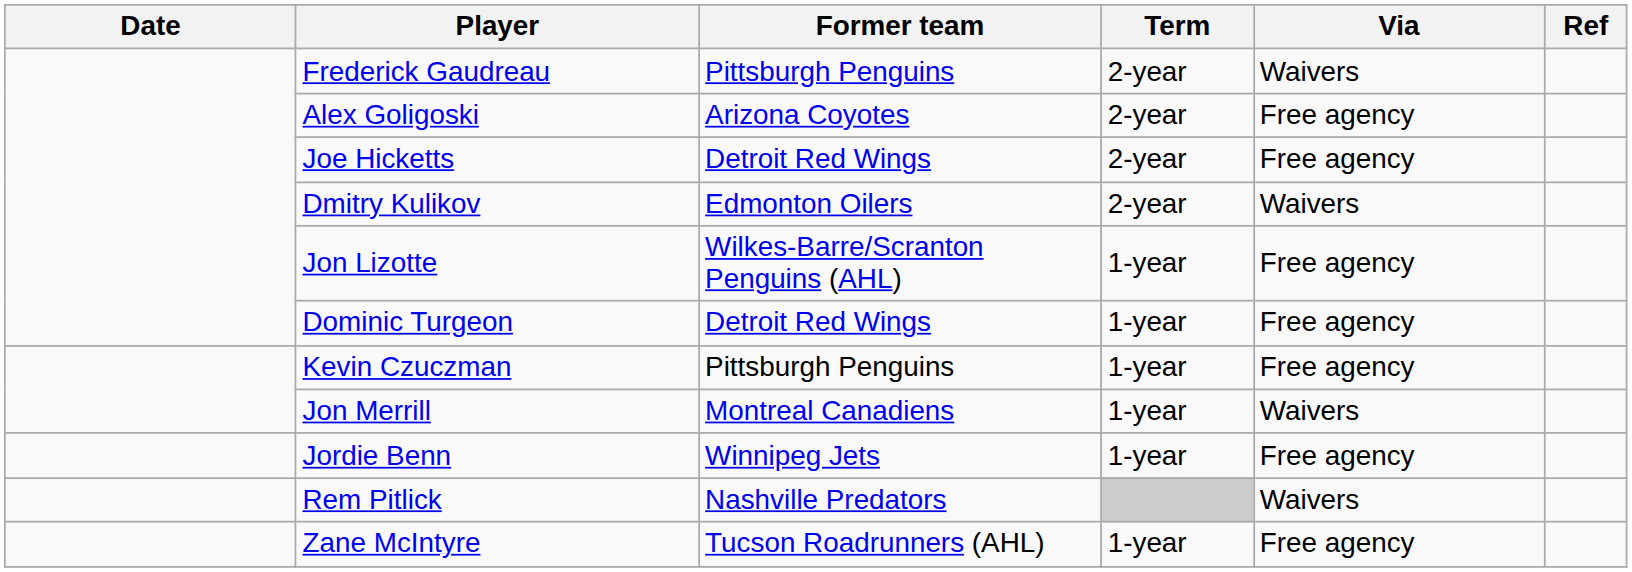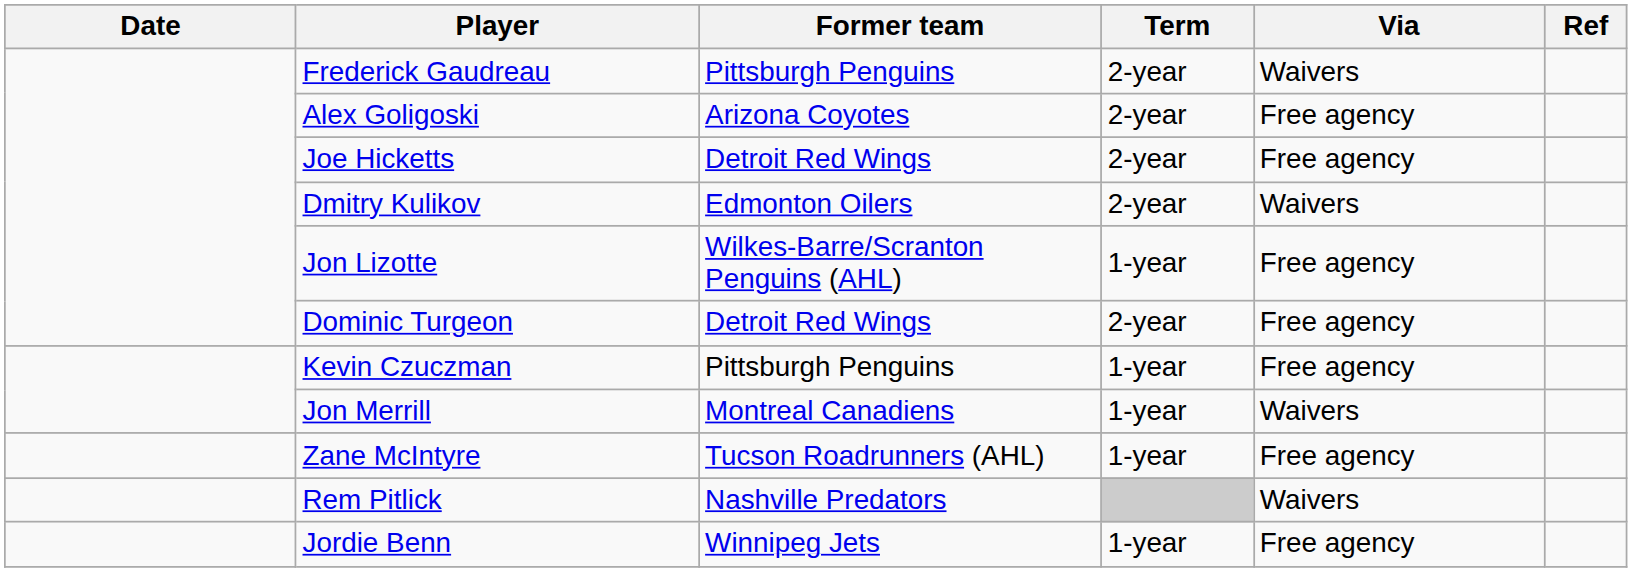(1147, 322) 1-year -> (1147, 322) 2-year
rows swapped: (377, 455) <-> (391, 543)
